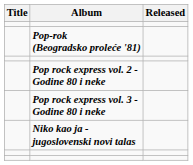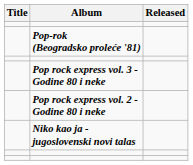rows swapped: (17, 76) <-> (17, 106)
